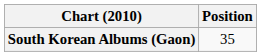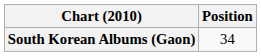(227, 39) 35 -> (227, 39) 34
